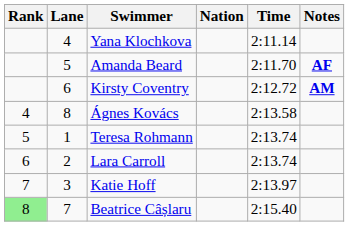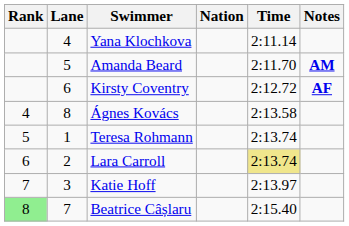(322, 64) AF -> (322, 64) AM
(322, 88) AM -> (322, 88) AF
(274, 161) no background -> (274, 161) khaki background
